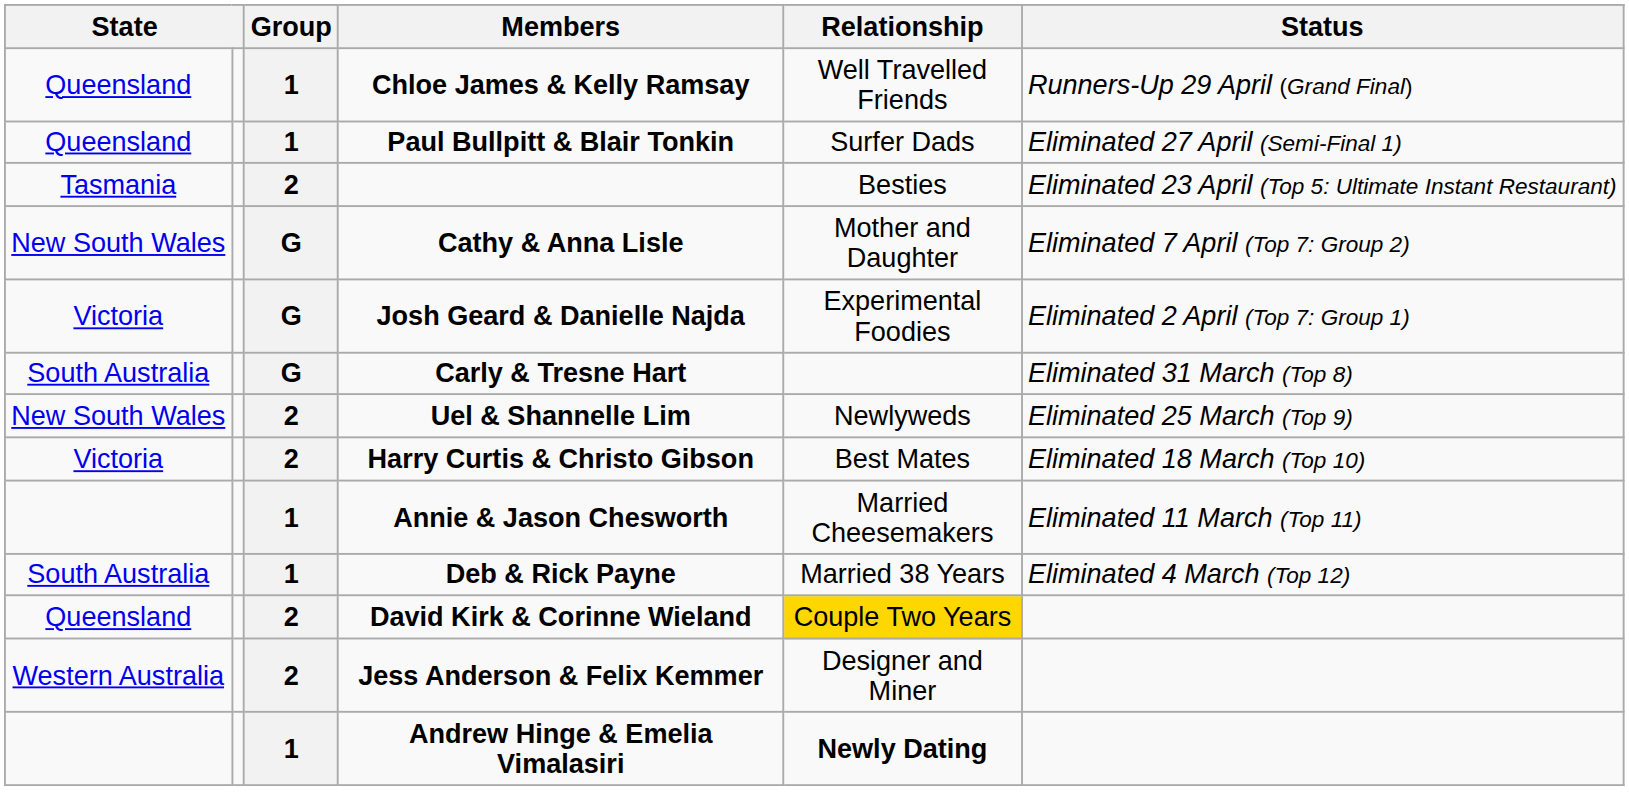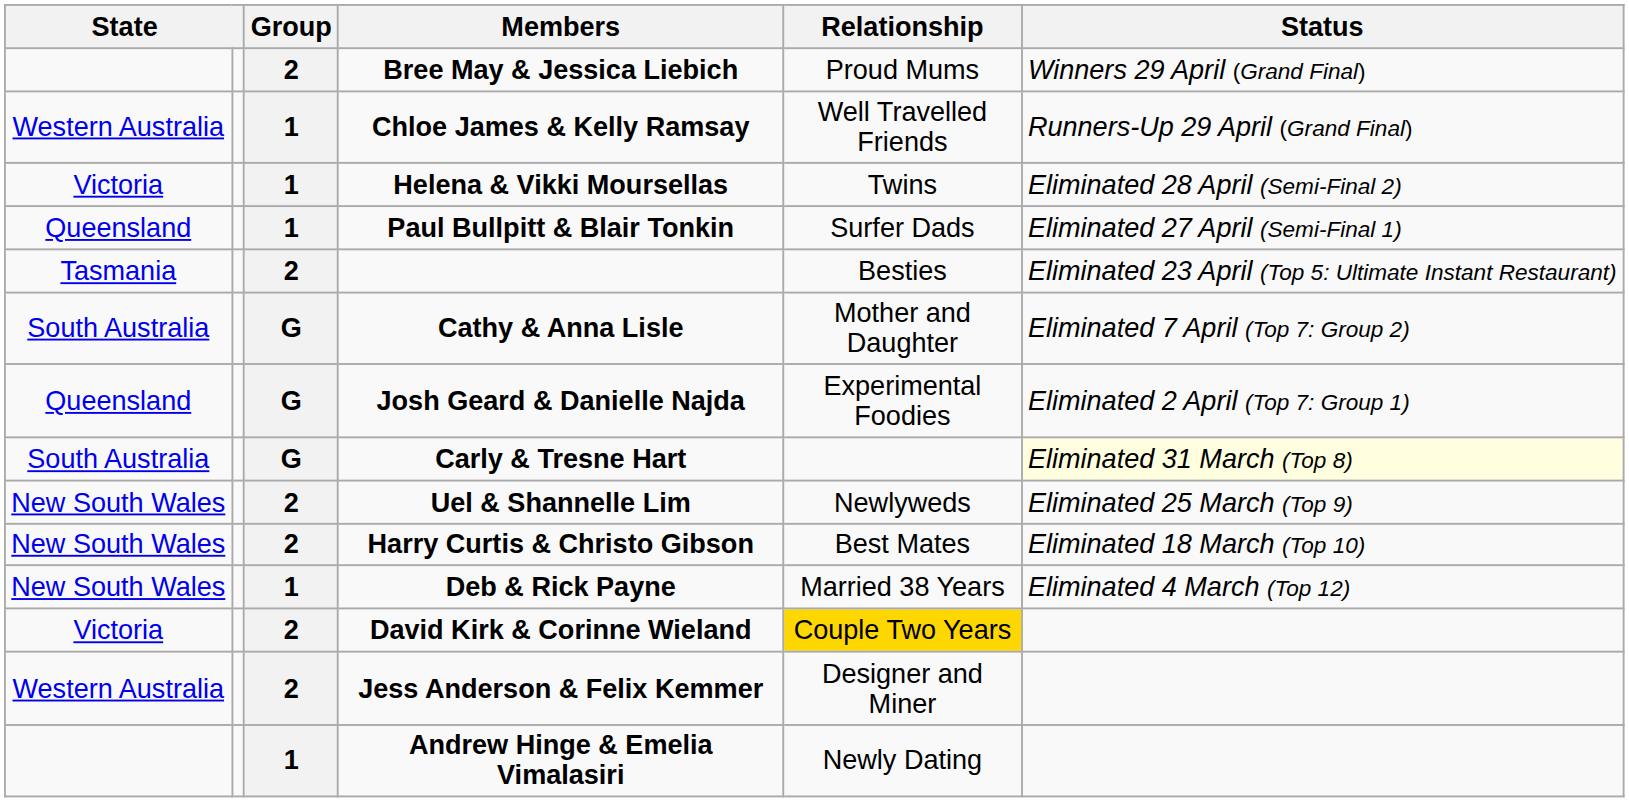+ row: (561, 69)
(118, 85) Queensland -> (118, 127) Western Australia
+ row: (561, 185)
(118, 243) New South Wales -> (118, 328) South Australia
(118, 316) Victoria -> (118, 401) Queensland
(1190, 374) no background -> (1190, 459) lightyellow background
(118, 459) Victoria -> (118, 545) New South Wales
- row: (561, 517)
(118, 575) South Australia -> (118, 587) New South Wales
(118, 618) Queensland -> (118, 630) Victoria
(902, 748) bold -> (902, 761) normal
